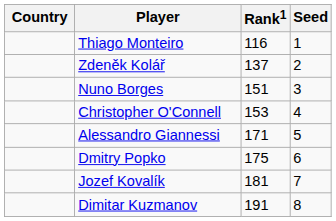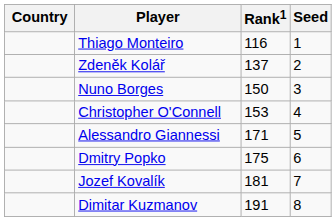(256, 89) 151 -> (256, 89) 150
